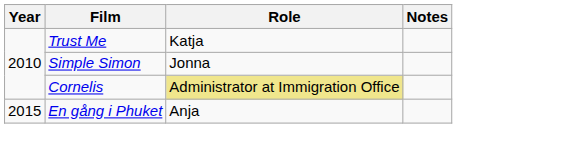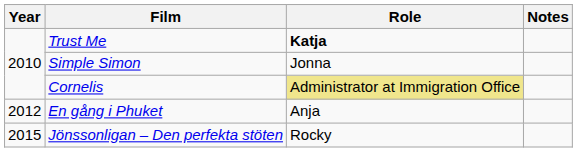(186, 40) normal -> (308, 40) bold
(25, 111) 2015 -> (25, 111) 2012
+ row: (166, 135)
